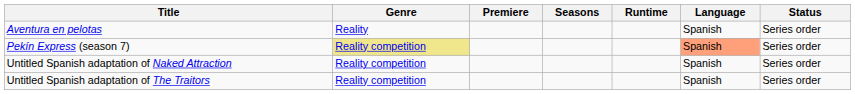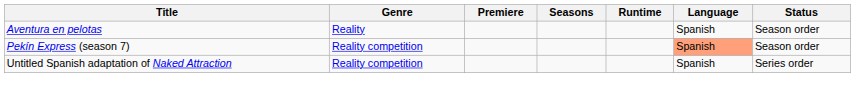(792, 30) Series order -> (787, 30) Season order
(381, 47) khaki background -> (377, 47) no background
(792, 47) Series order -> (787, 47) Season order
- row: (108, 81)
